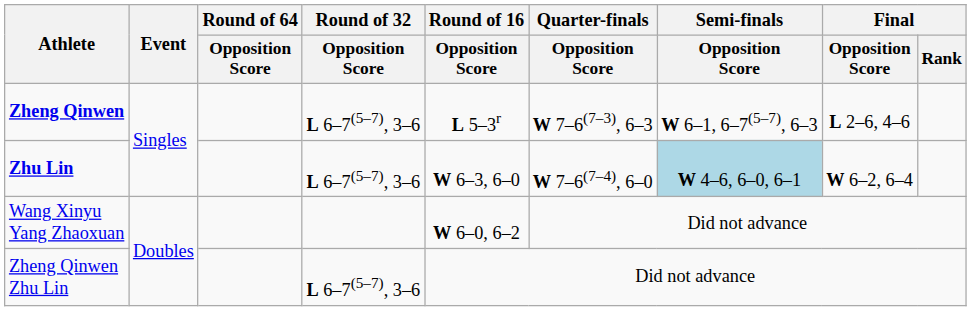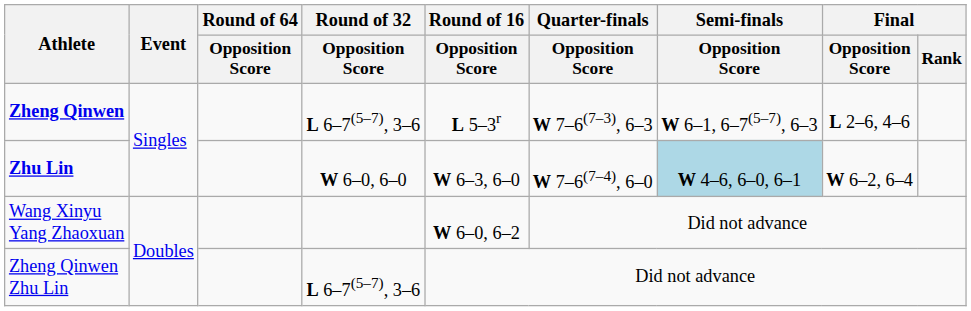(363, 179) L 6–7(5–7), 3–6 -> (363, 179) W 6–0, 6–0
